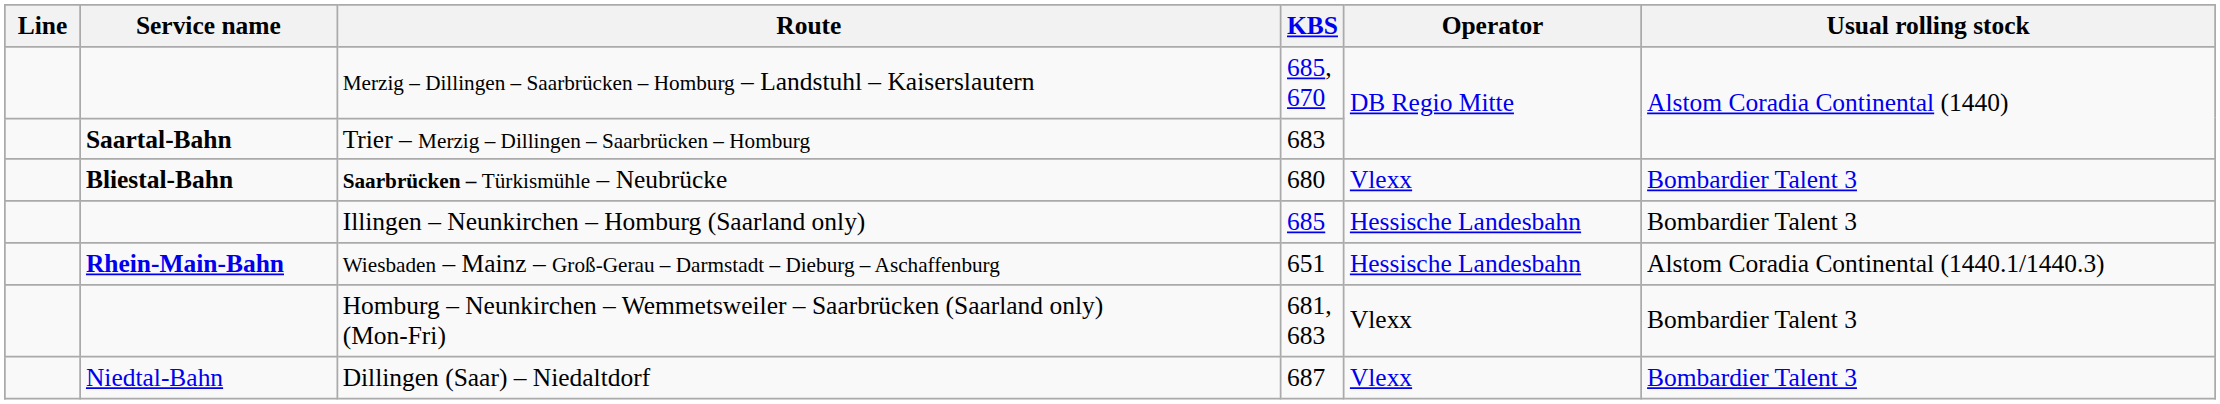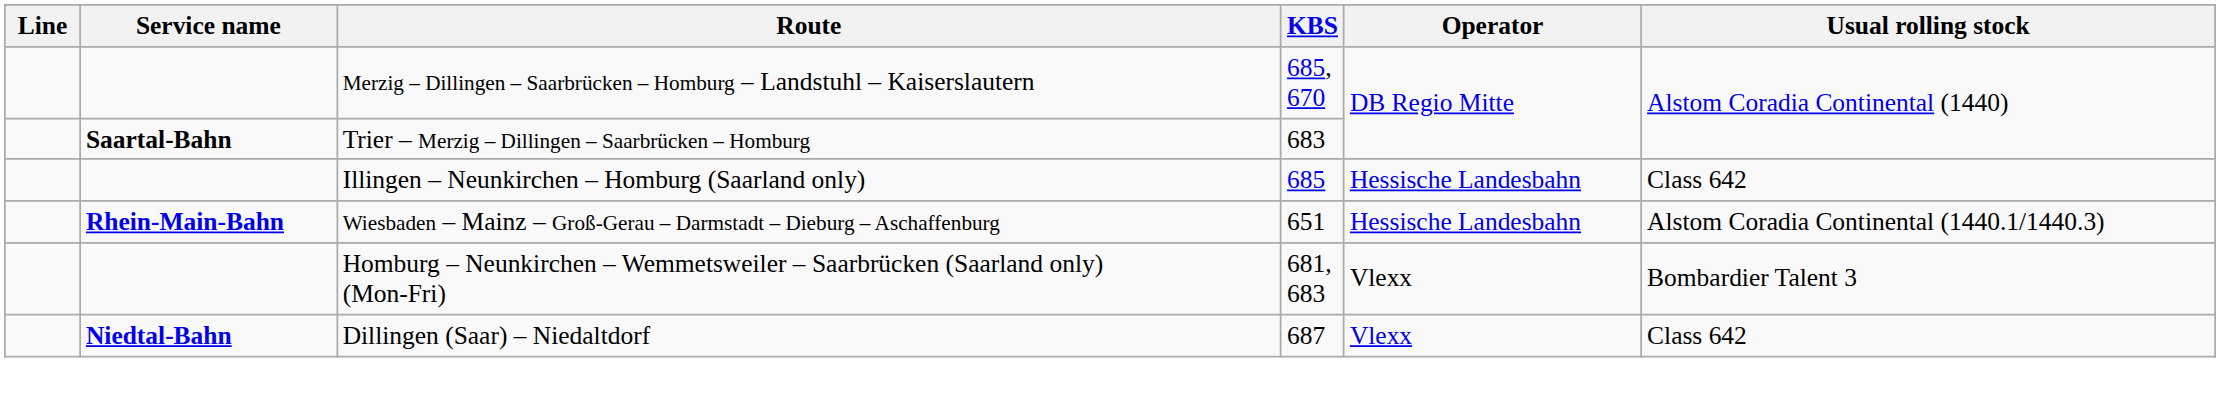- row: (535, 179)
(1752, 221) Bombardier Talent 3 -> (1697, 179) Class 642
(155, 376) normal -> (159, 334) bold
(1752, 376) Bombardier Talent 3 -> (1697, 334) Class 642
